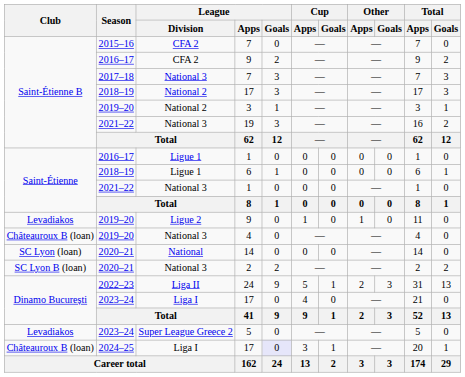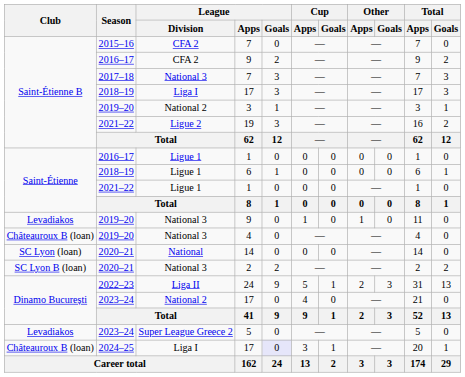(186, 92) National 2 -> (186, 92) Liga I
(186, 124) National 3 -> (186, 124) Ligue 2
(186, 188) National 3 -> (186, 188) Ligue 1
(186, 220) Ligue 2 -> (186, 220) National 3
(186, 300) Liga I -> (186, 300) National 2
